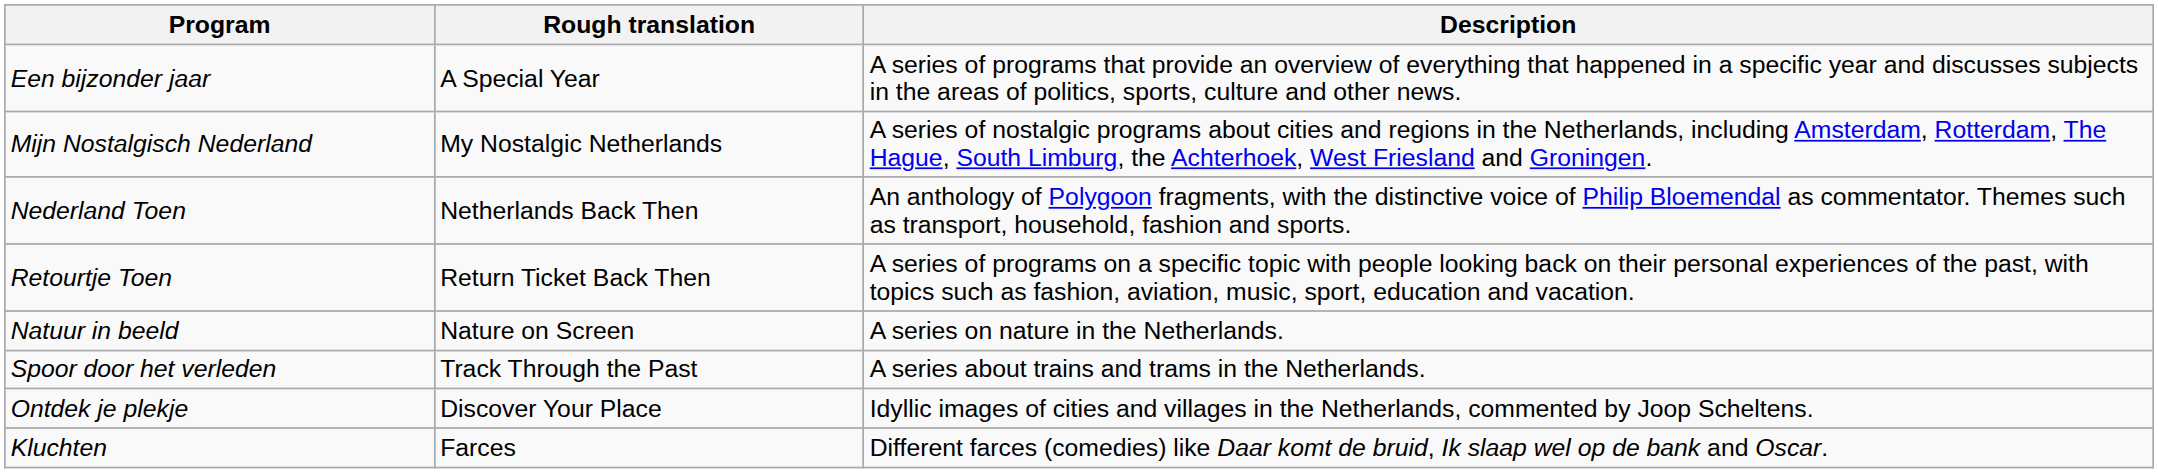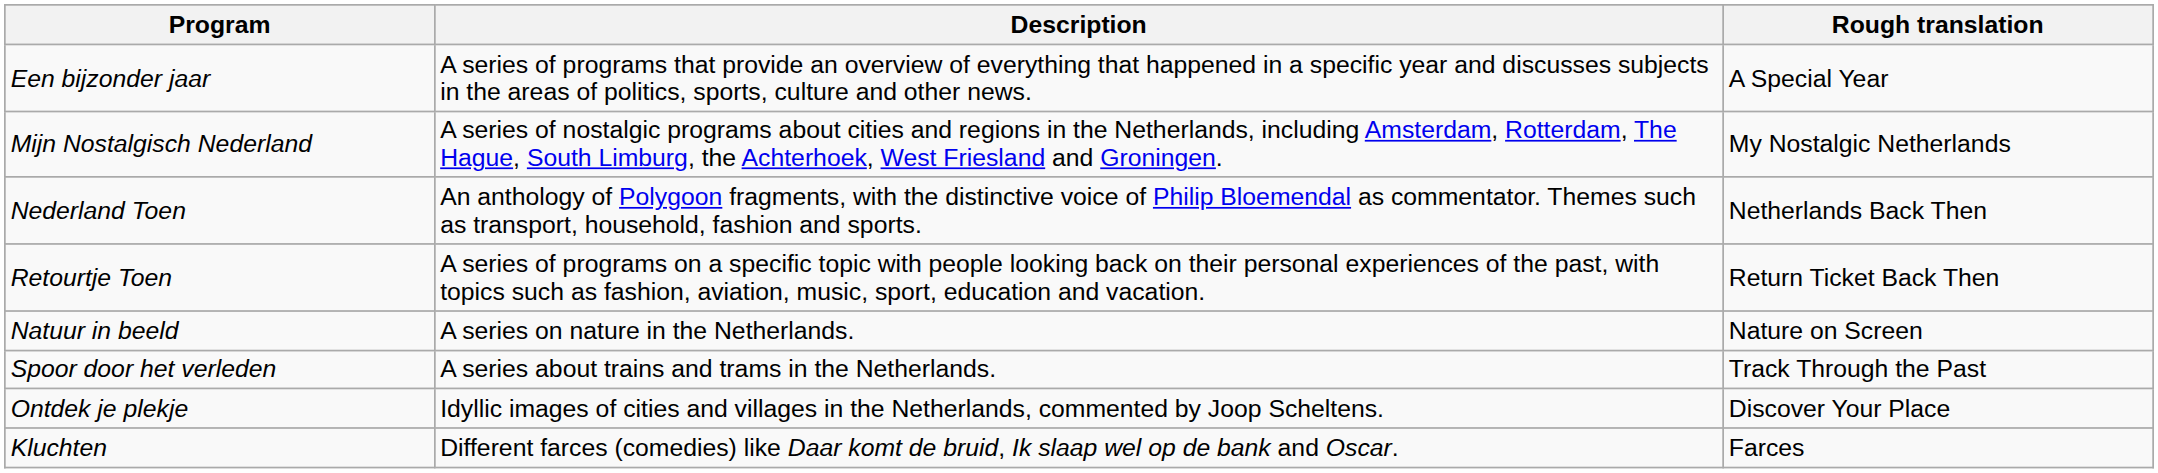columns swapped: (649, 25) <-> (1508, 25)
